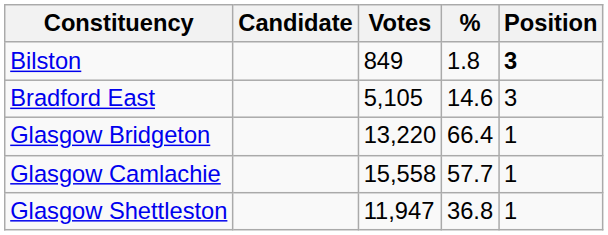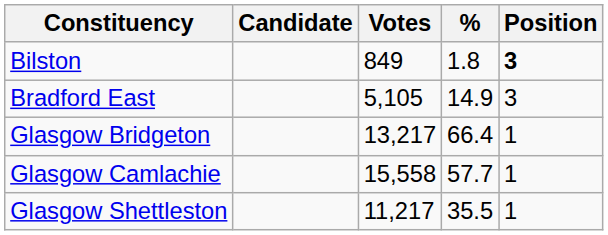(470, 98) 14.6 -> (470, 98) 14.9
(400, 135) 13,220 -> (400, 135) 13,217
(399, 211) 11,947 -> (399, 211) 11,217
(470, 211) 36.8 -> (470, 211) 35.5
